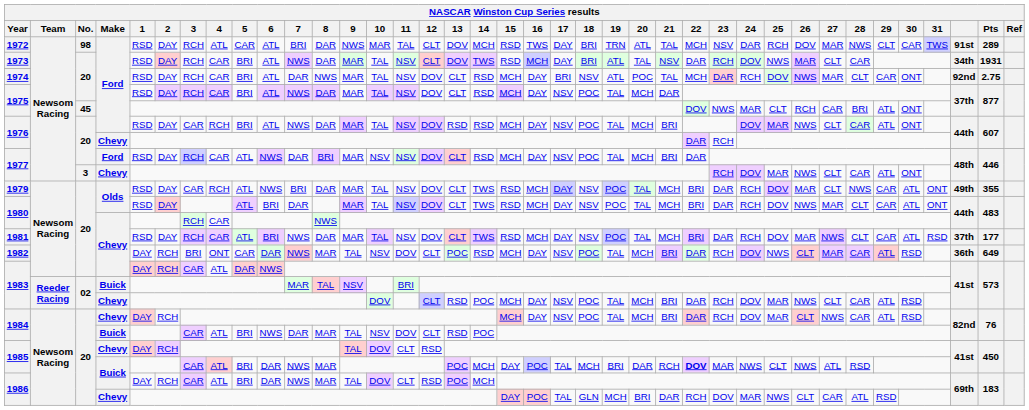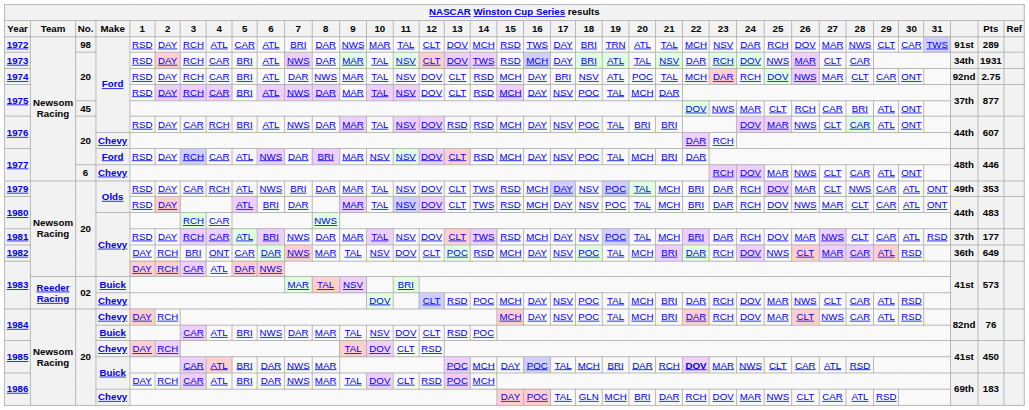(642, 125) MCH -> (642, 125) BRI
(86, 173) 3 -> (86, 173) 6
(991, 189) 355 -> (991, 189) 353
(805, 365) NWS -> (805, 365) CAR
